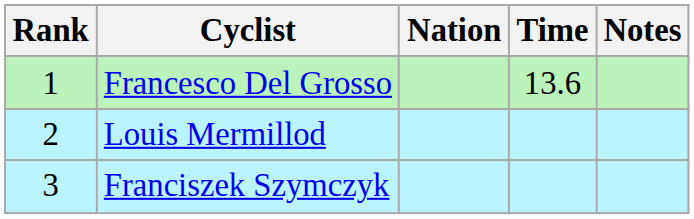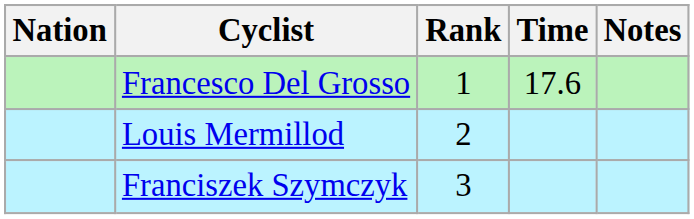columns swapped: (51, 30) <-> (454, 30)
(552, 82) 13.6 -> (552, 82) 17.6
